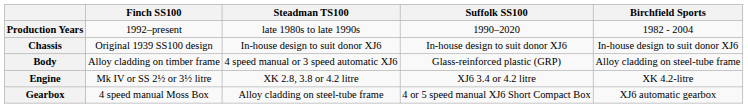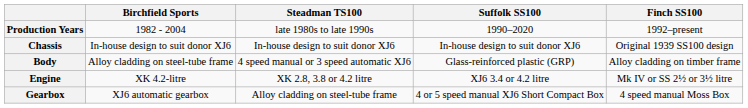columns swapped: (668, 12) <-> (154, 12)
